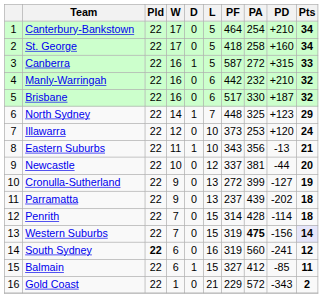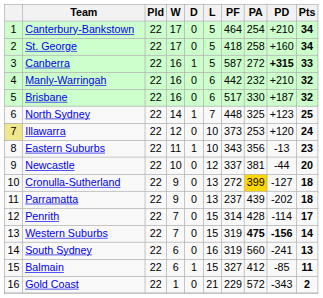(282, 64) normal -> (282, 64) bold
(307, 115) 29 -> (307, 115) 25
(14, 132) no background -> (14, 132) khaki background
(307, 149) 21 -> (307, 149) 23
(256, 183) no background -> (256, 183) gold background
(307, 183) 19 -> (307, 183) 18
(307, 217) 18 -> (307, 217) 17
(282, 234) normal -> (282, 234) bold
(307, 234) lavender background -> (307, 234) no background
(156, 251) bold -> (156, 251) normal
(307, 251) 12 -> (307, 251) 13
